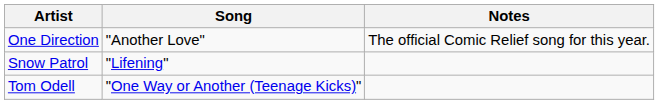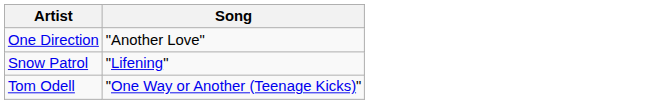- column: (509, 16)
